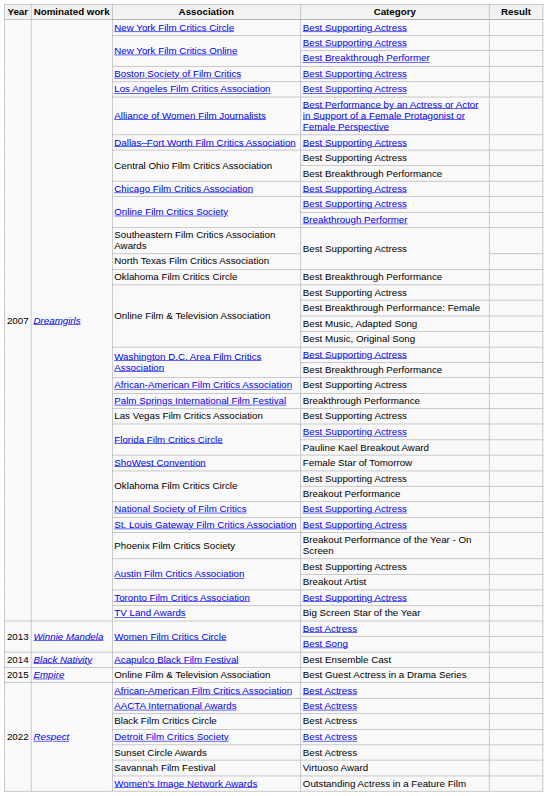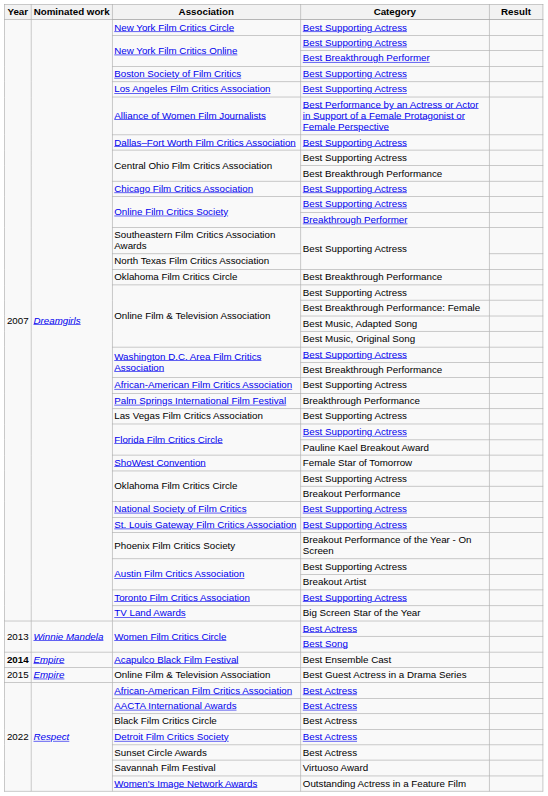(18, 659) normal -> (18, 659) bold
(63, 659) Black Nativity -> (49, 659) Empire
